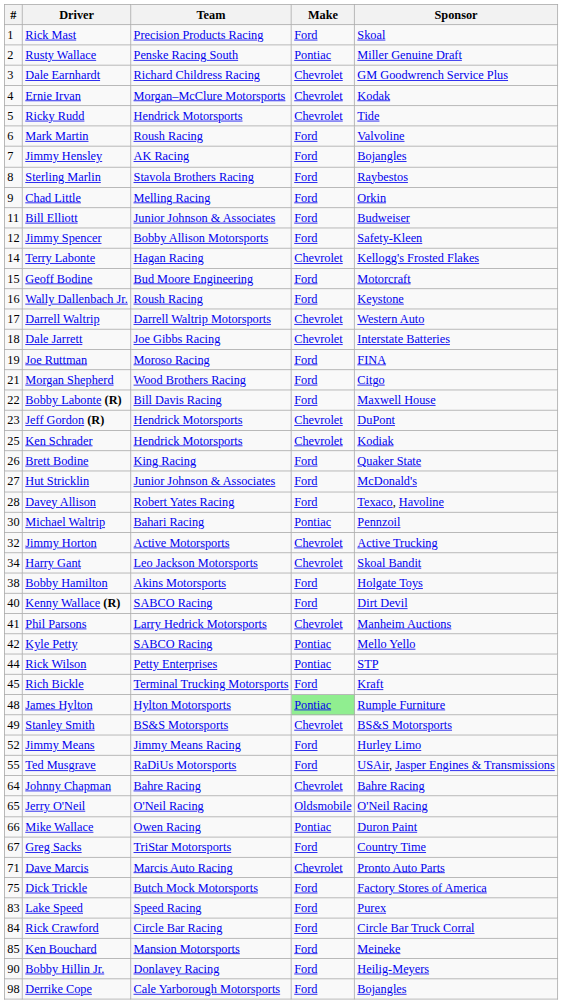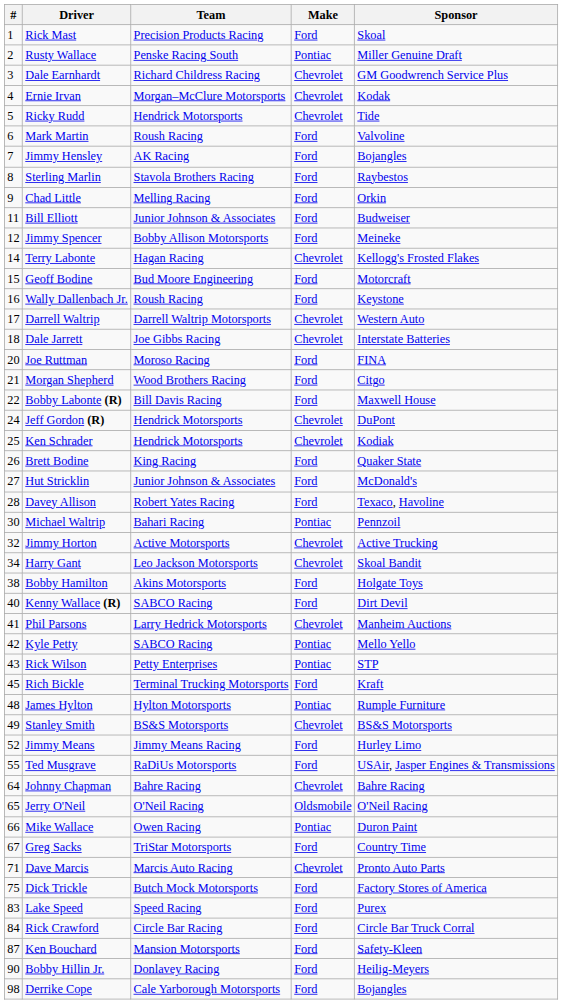(390, 238) Safety-Kleen -> (379, 238) Meineke
(13, 359) 19 -> (13, 359) 20
(13, 420) 23 -> (13, 420) 24
(13, 664) 44 -> (13, 664) 43
(313, 705) lightgreen background -> (313, 705) no background
(13, 948) 85 -> (13, 948) 87
(379, 948) Meineke -> (390, 948) Safety-Kleen
